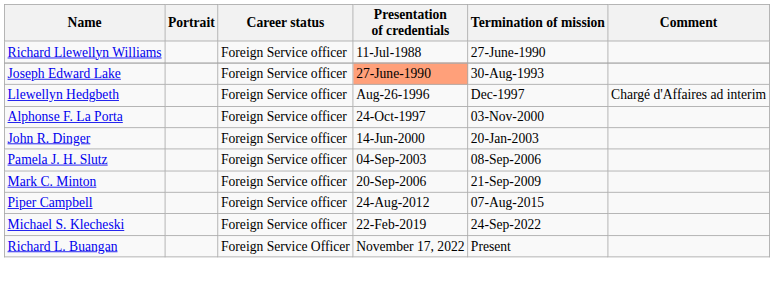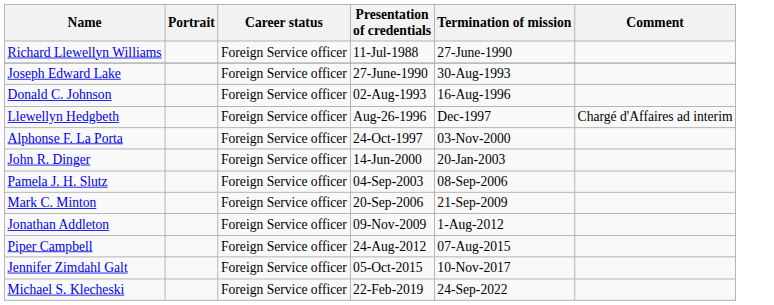(394, 73) lightsalmon background -> (391, 73) no background
+ row: (60, 95)
+ row: (58, 224)
+ row: (68, 267)
- row: (63, 246)
